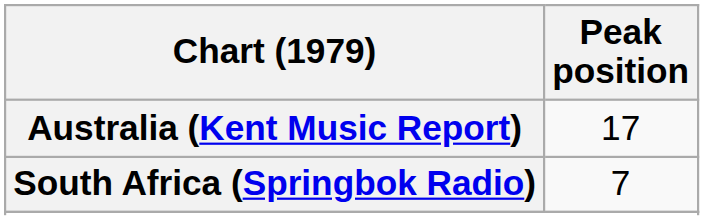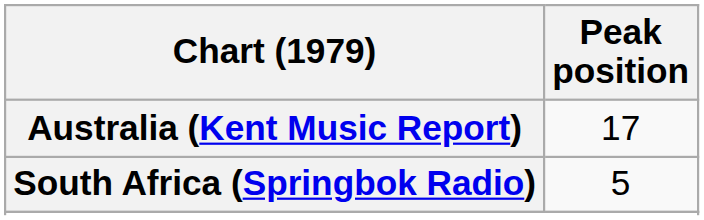(621, 183) 7 -> (621, 183) 5
